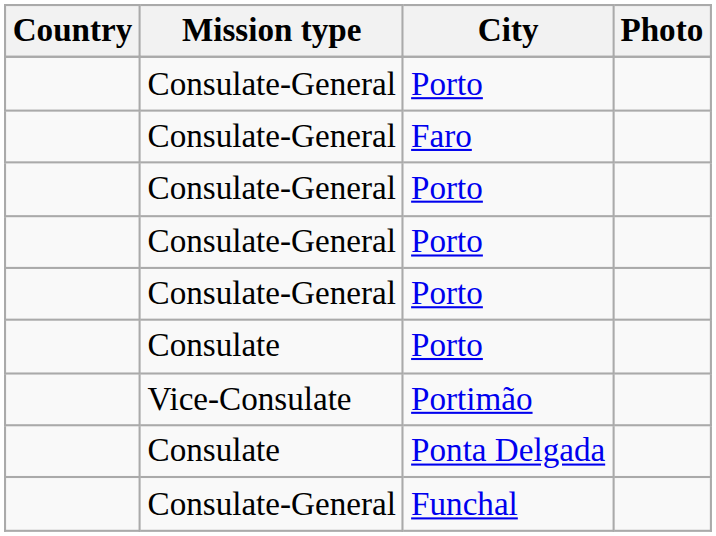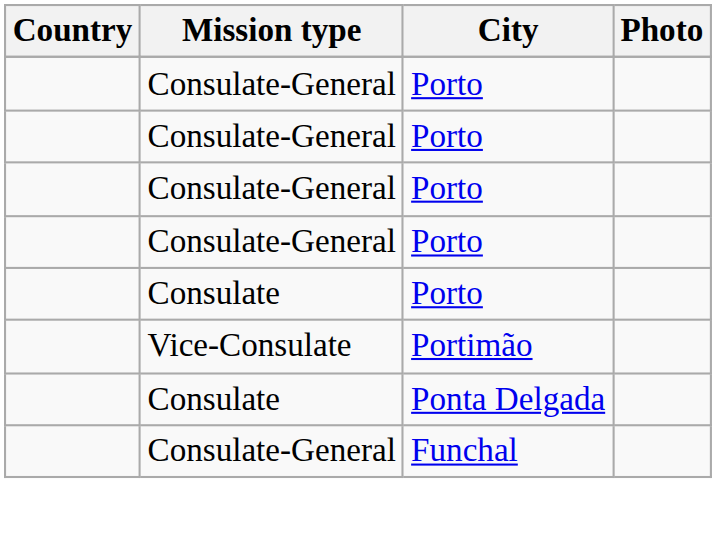- row: (272, 135)
